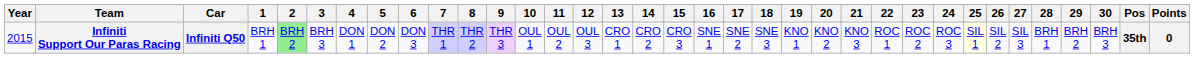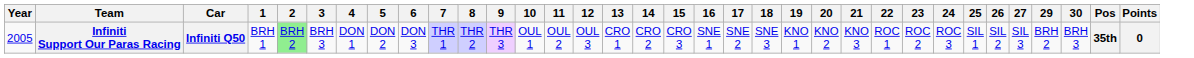- column: (1046, 13)
(20, 37) 2015 -> (20, 37) 2005
(975, 37) lightyellow background -> (975, 37) no background
